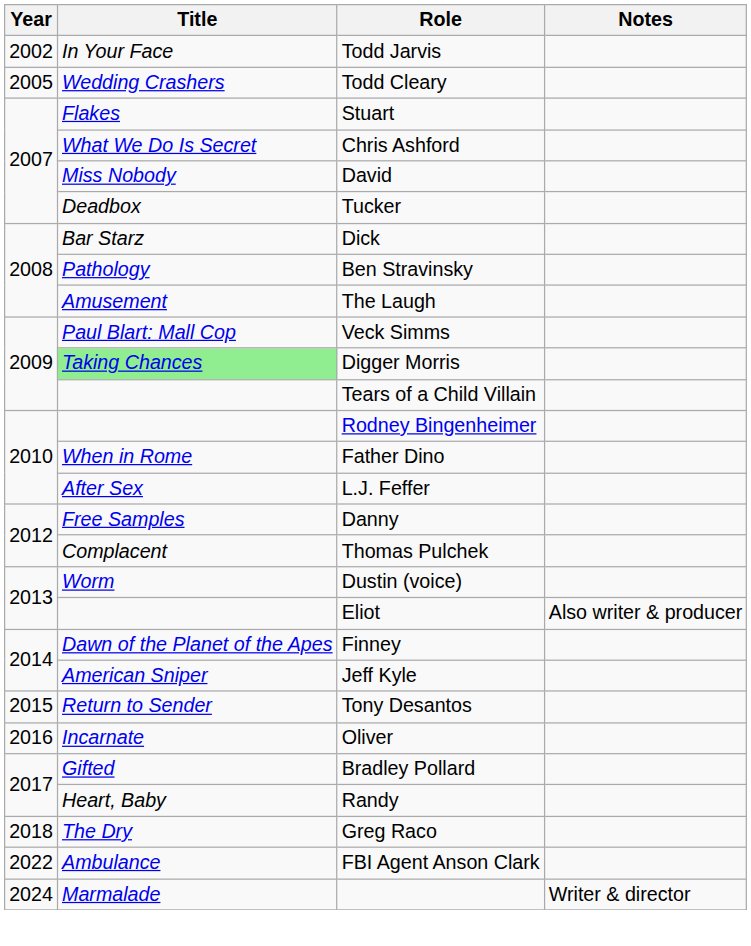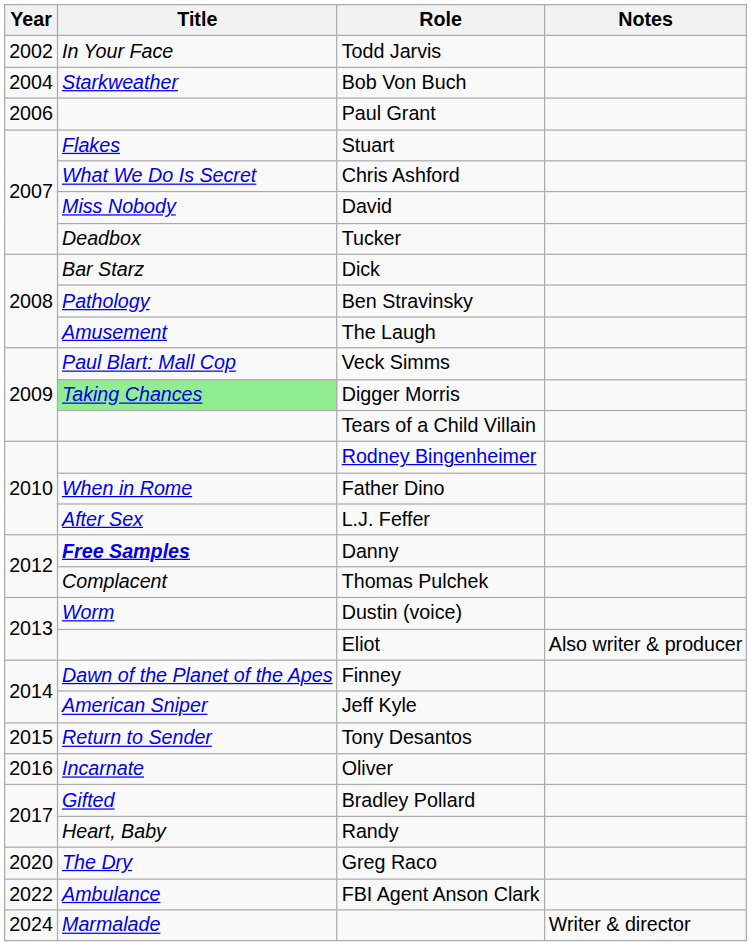+ row: (404, 82)
- row: (394, 82)
+ row: (389, 113)
(123, 519) normal -> (126, 550) bold
(31, 831) 2018 -> (31, 862) 2020
